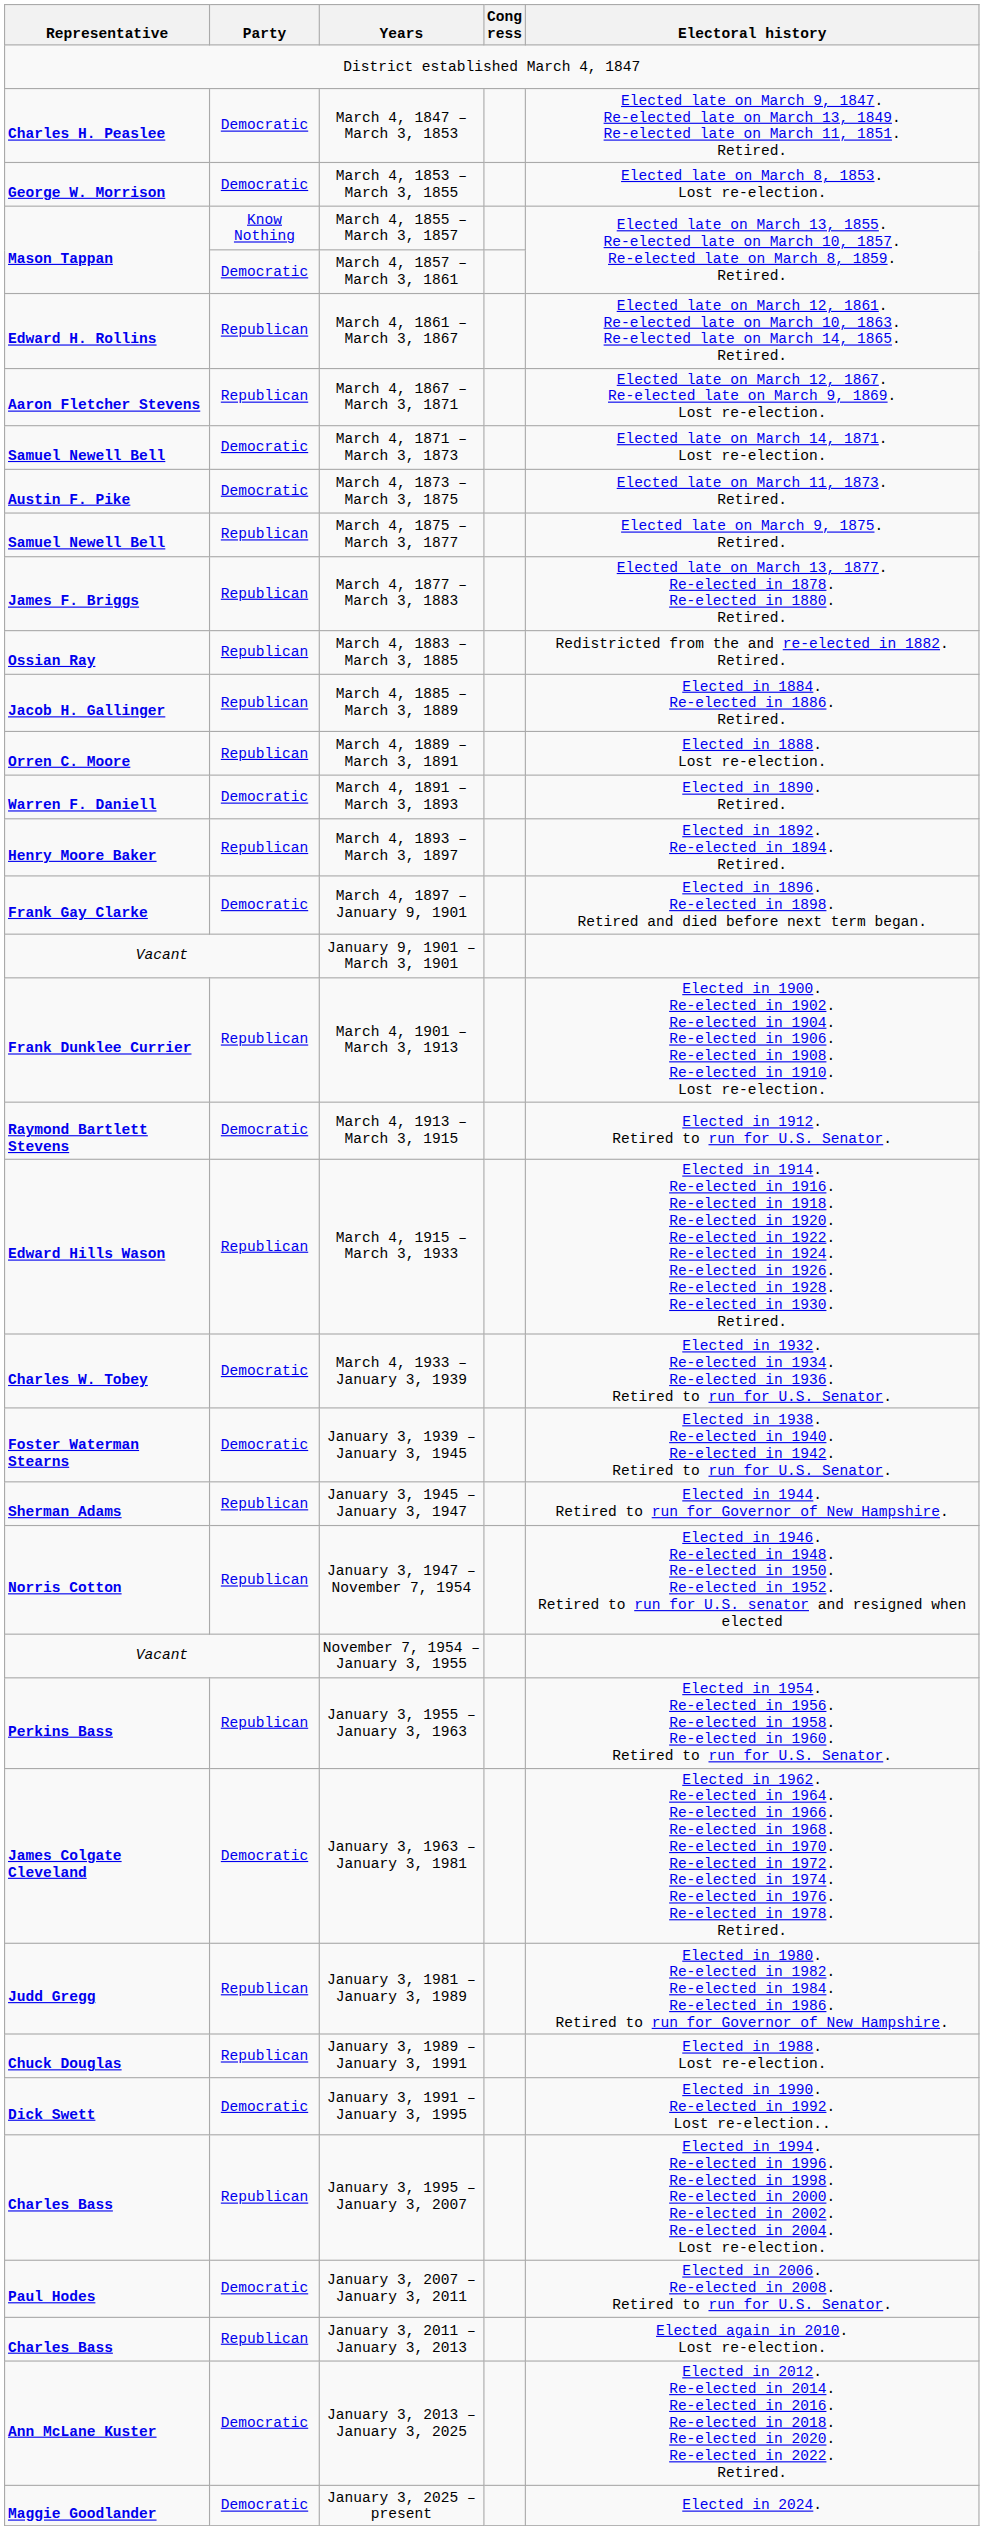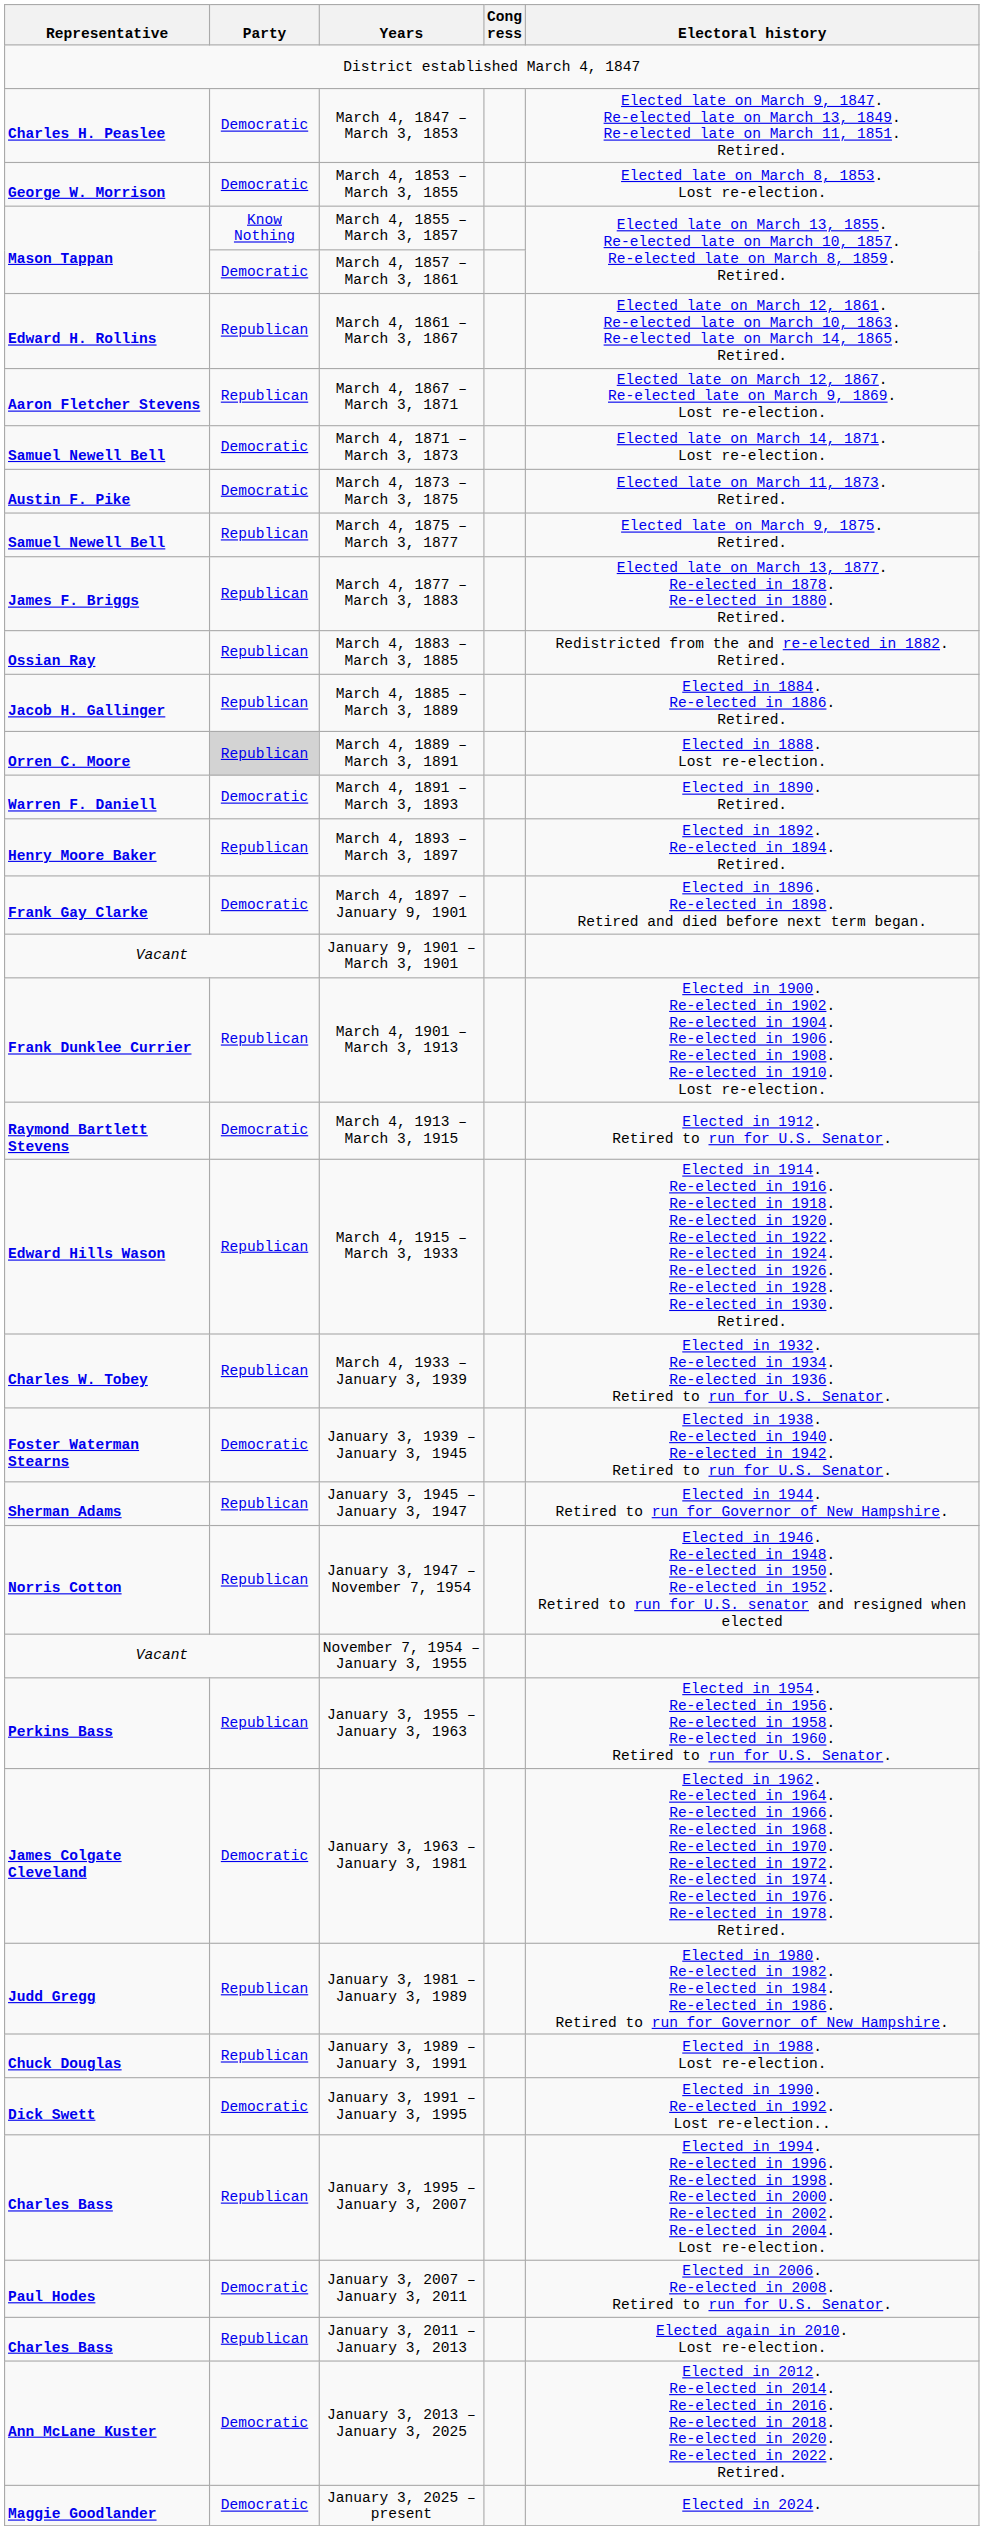(265, 753) no background -> (265, 753) lightgrey background
(265, 1371) Democratic -> (265, 1371) Republican
